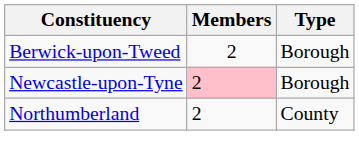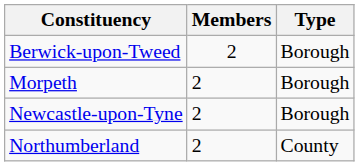+ row: (43, 82)
(197, 82) pink background -> (197, 113) no background
